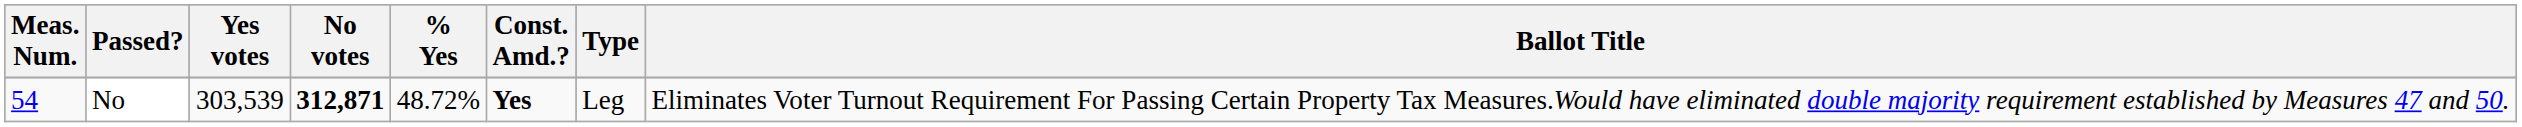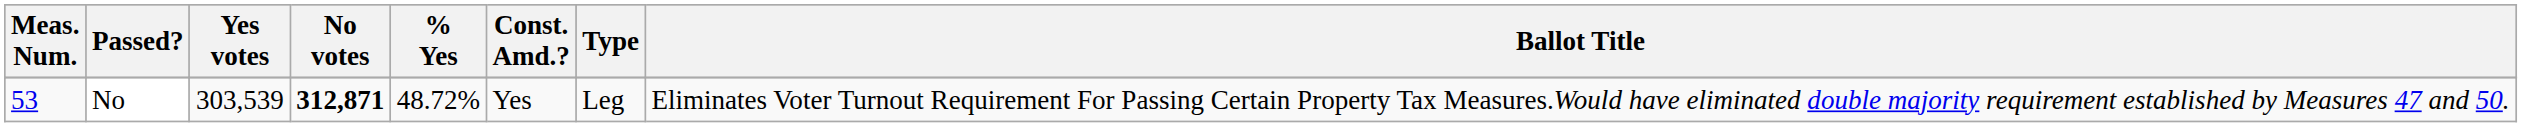(25, 99) 54 -> (25, 99) 53
(512, 99) bold -> (512, 99) normal
